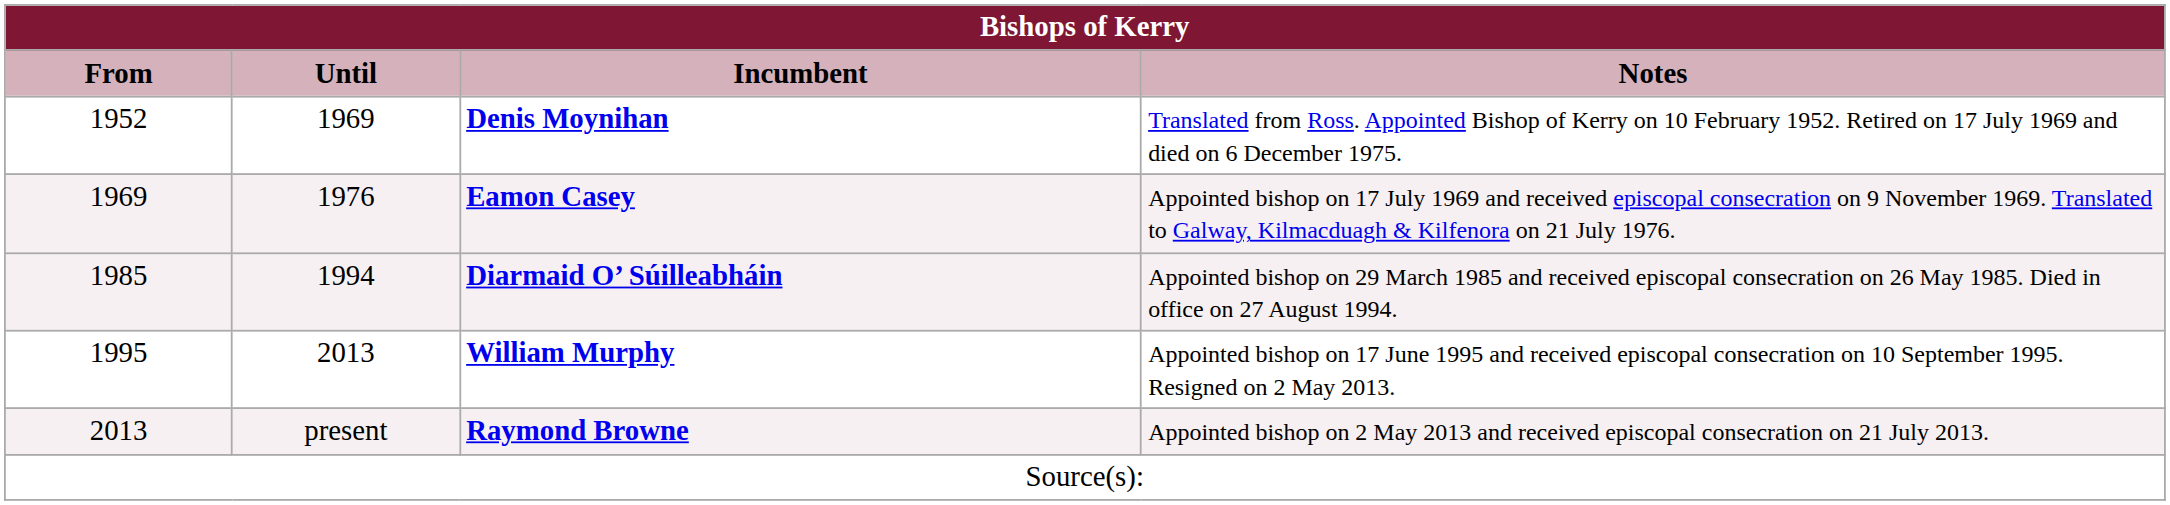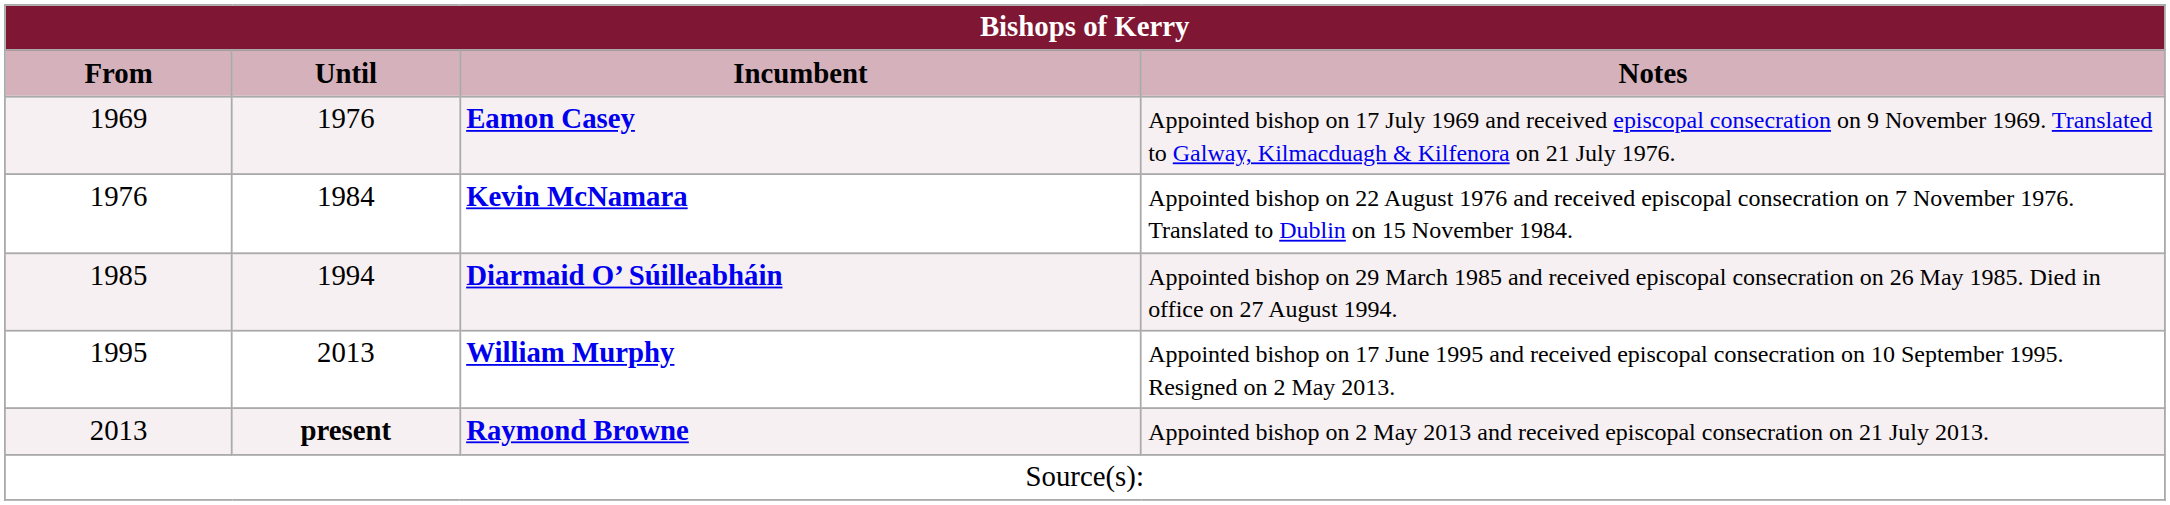- row: (567, 118)
+ row: (577, 196)
(346, 430) normal -> (346, 430) bold
